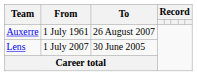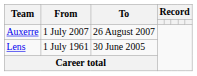(66, 32) 1 July 1961 -> (66, 32) 1 July 2007
(66, 47) 1 July 2007 -> (66, 47) 1 July 1961
